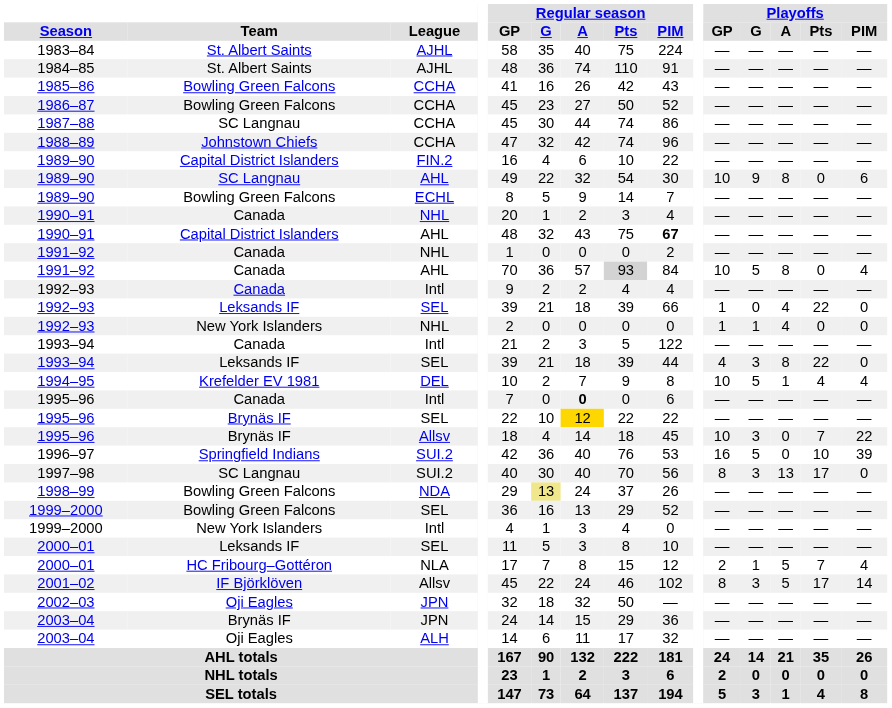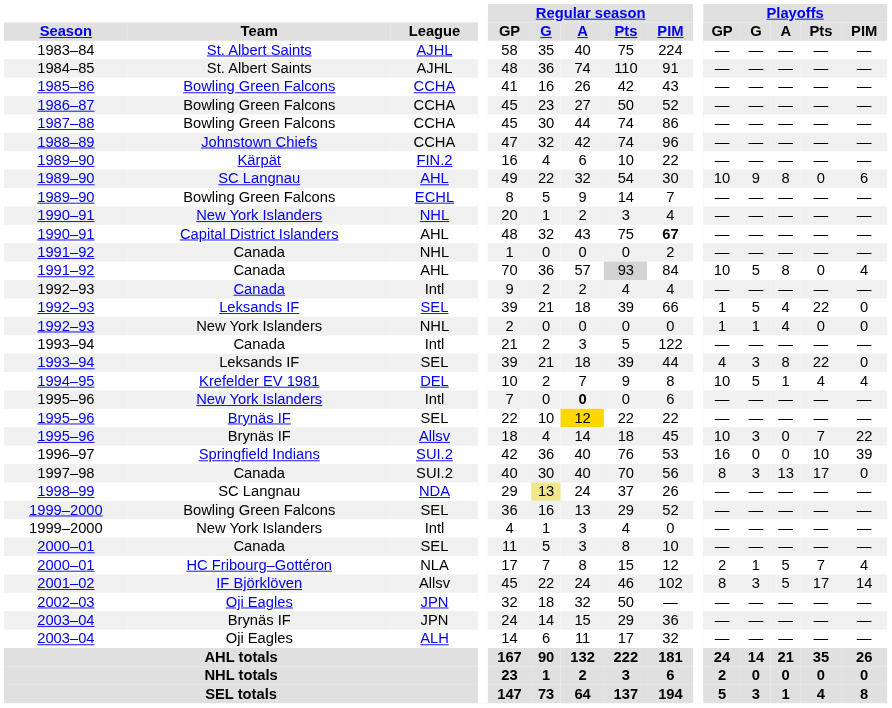(259, 123) SC Langnau -> (259, 123) Bowling Green Falcons
(259, 160) Capital District Islanders -> (259, 160) Kärpät
(259, 215) Canada -> (259, 215) New York Islanders
(756, 307) 0 -> (756, 307) 5
(259, 399) Canada -> (259, 399) New York Islanders
(756, 454) 5 -> (756, 454) 0
(259, 473) SC Langnau -> (259, 473) Canada
(259, 491) Bowling Green Falcons -> (259, 491) SC Langnau
(259, 546) Leksands IF -> (259, 546) Canada
